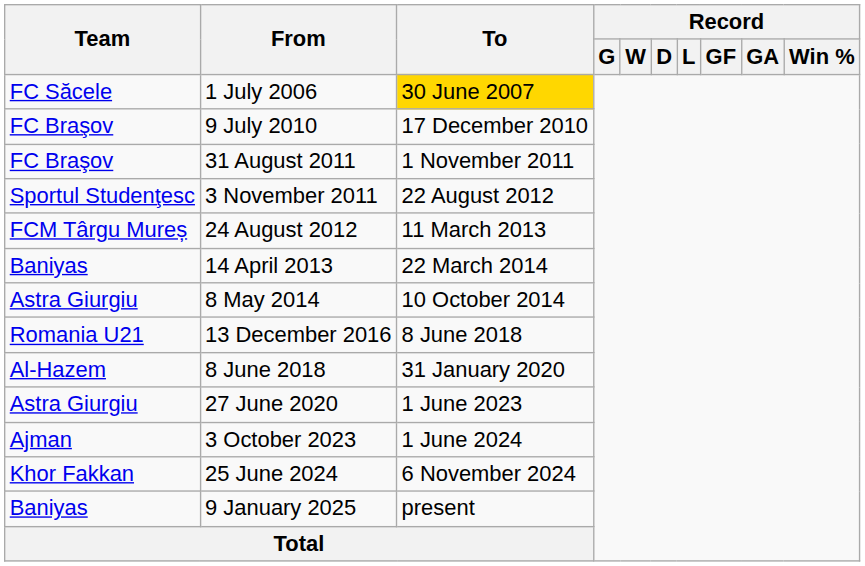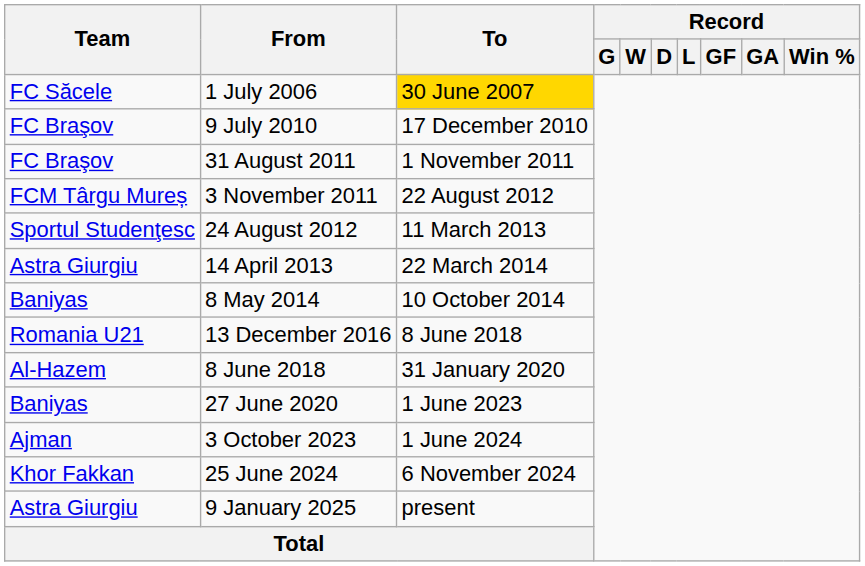(102, 195) Sportul Studenţesc -> (98, 195) FCM Târgu Mureș
(98, 230) FCM Târgu Mureș -> (102, 230) Sportul Studenţesc
(49, 265) Baniyas -> (74, 265) Astra Giurgiu
(74, 299) Astra Giurgiu -> (49, 299) Baniyas
(74, 404) Astra Giurgiu -> (49, 404) Baniyas
(49, 508) Baniyas -> (74, 508) Astra Giurgiu
